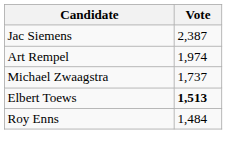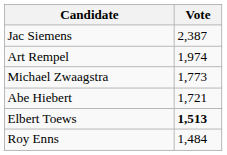(192, 77) 1,737 -> (192, 77) 1,773
+ row: (40, 98)
